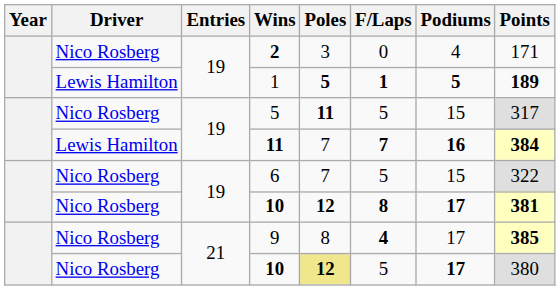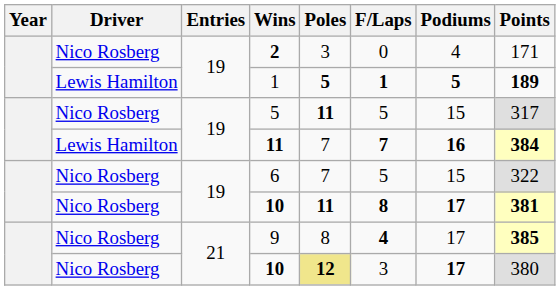(325, 207) 12 -> (325, 207) 11
(383, 269) 5 -> (383, 269) 3
